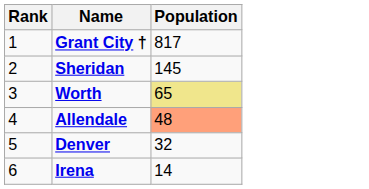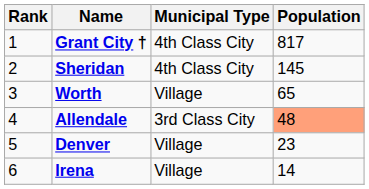+ column: (212, 17)
(163, 94) khaki background -> (286, 94) no background
(163, 145) 32 -> (286, 145) 23
